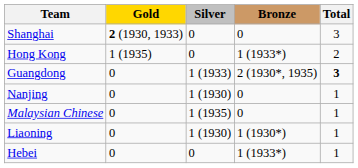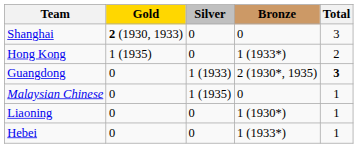- row: (27, 93)
(210, 133) 1 (1930) -> (192, 113) 0
